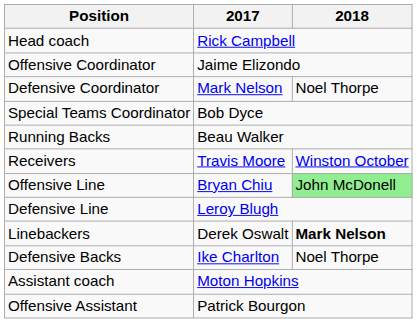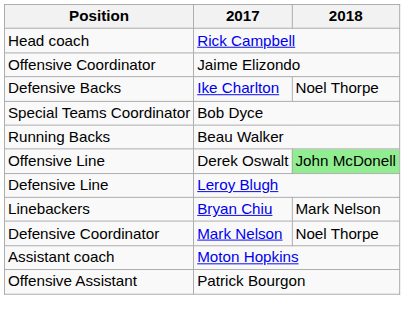rows swapped: (84, 88) <-> (65, 257)
- row: (42, 161)
(235, 185) Bryan Chiu -> (243, 161) Derek Oswalt
(243, 233) Derek Oswalt -> (235, 209) Bryan Chiu
(341, 233) bold -> (338, 209) normal
